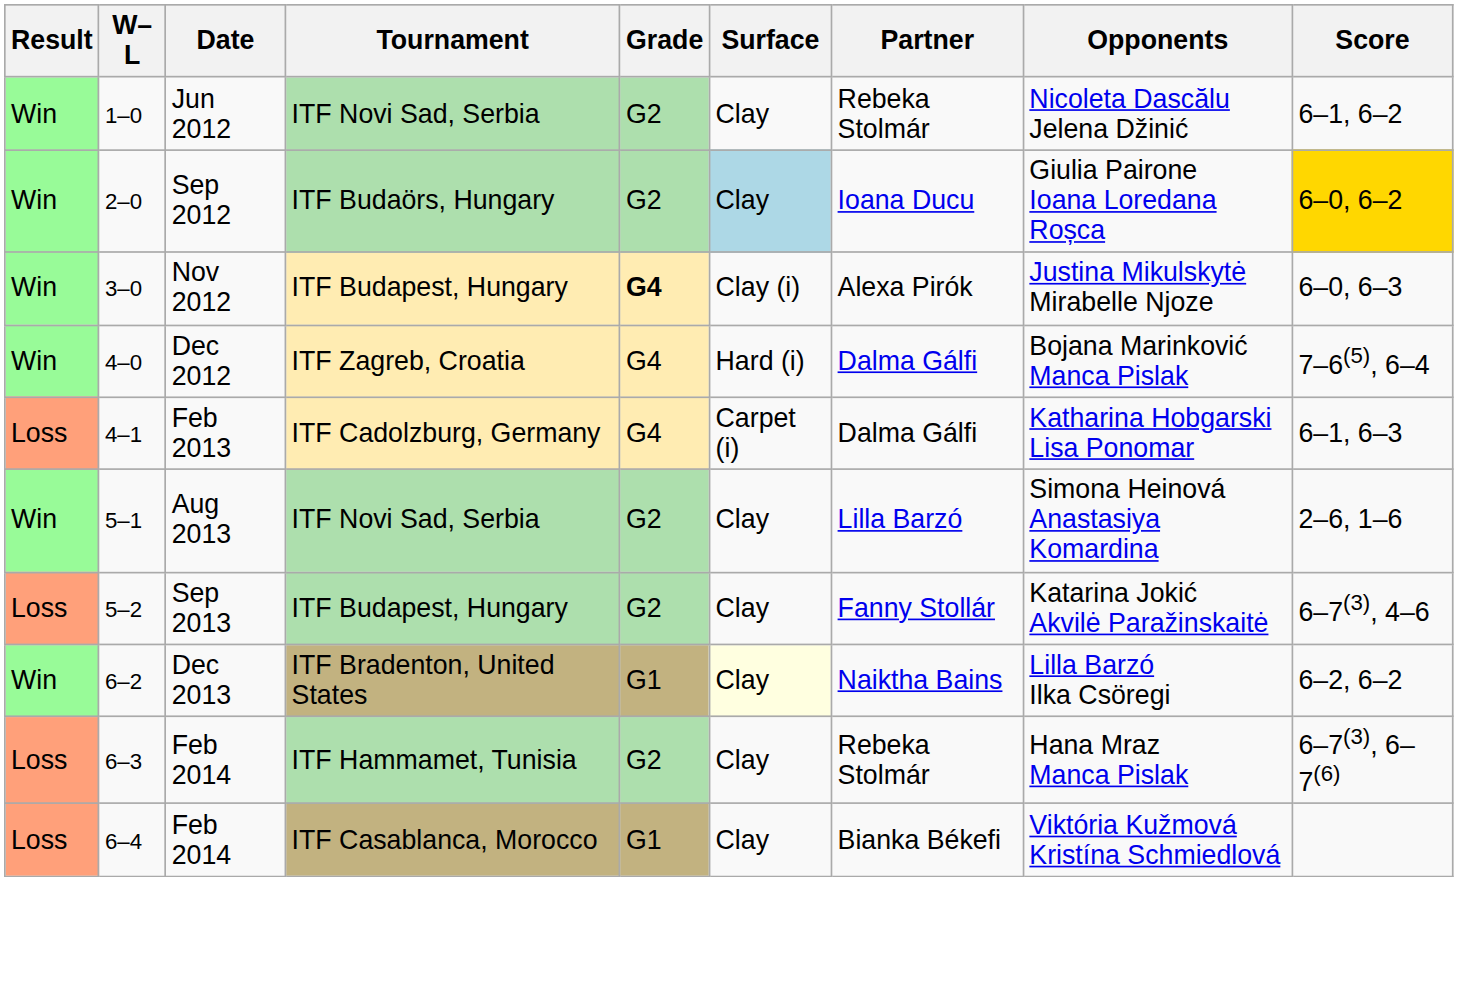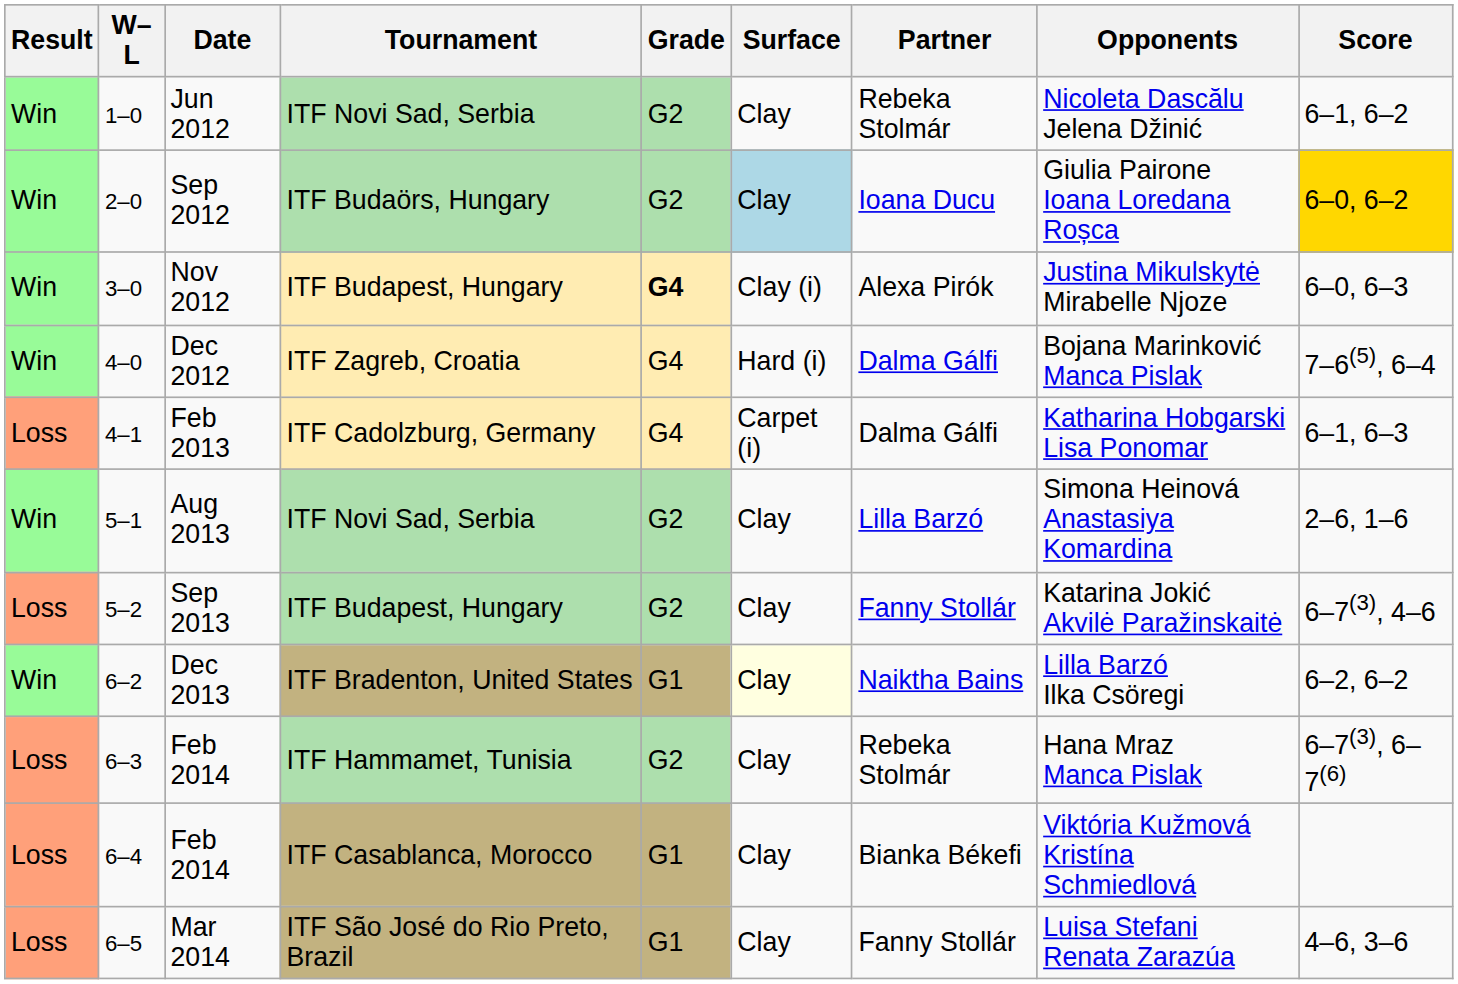+ row: (124, 943)
